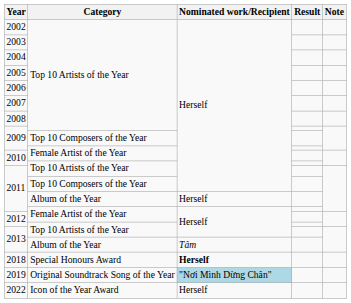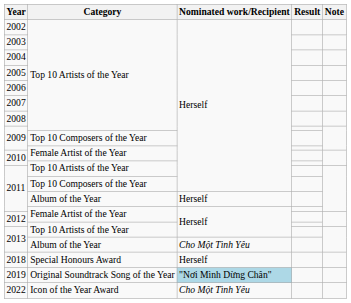(188, 244) Tâm -> (214, 244) Cho Một Tình Yêu
(194, 260) bold -> (193, 260) normal
(193, 290) Herself -> (214, 290) Cho Một Tình Yêu
